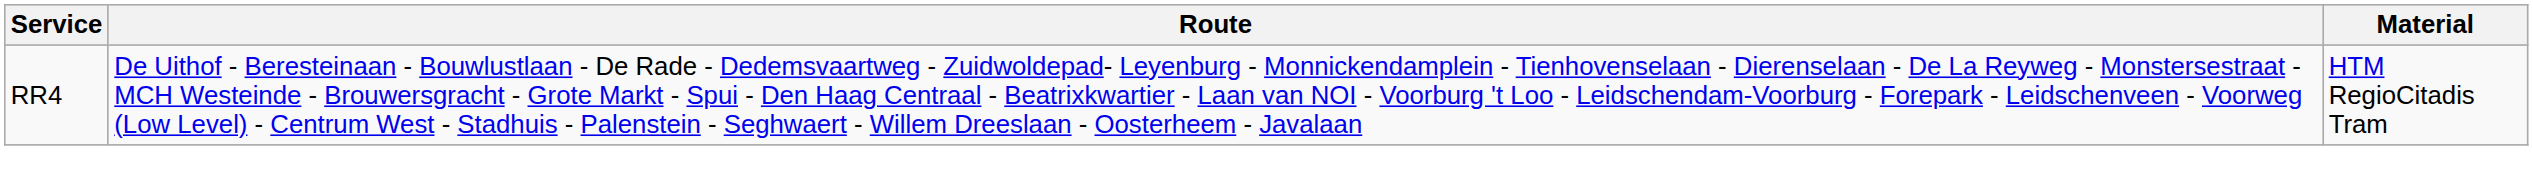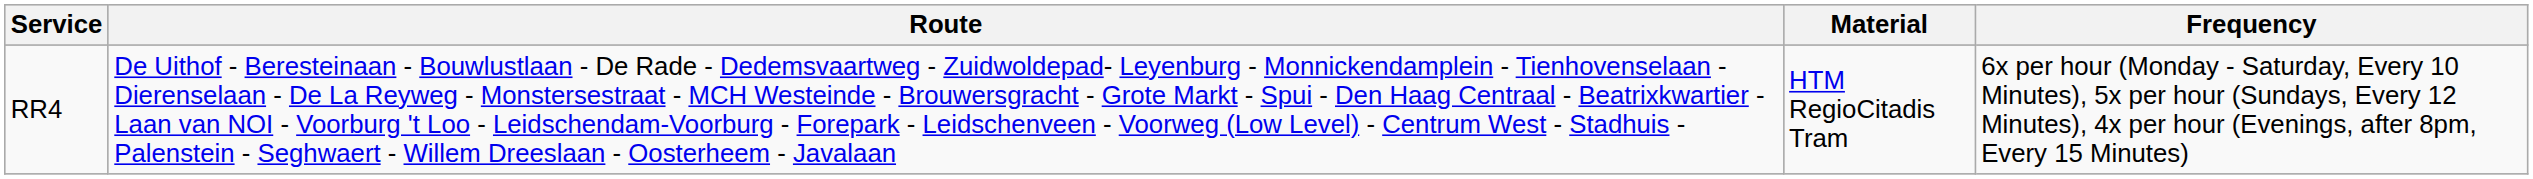+ column: (2251, 24)
